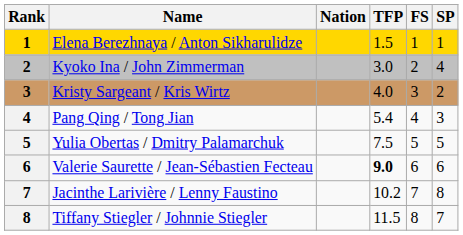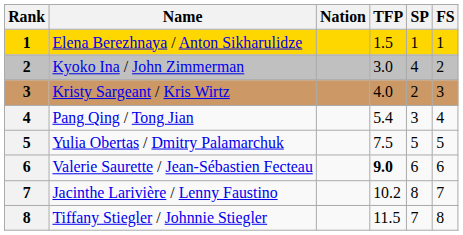columns swapped: (445, 17) <-> (420, 17)
